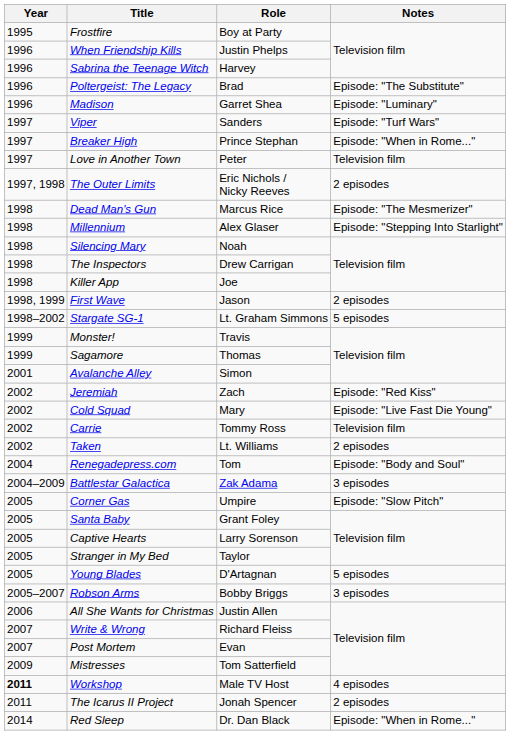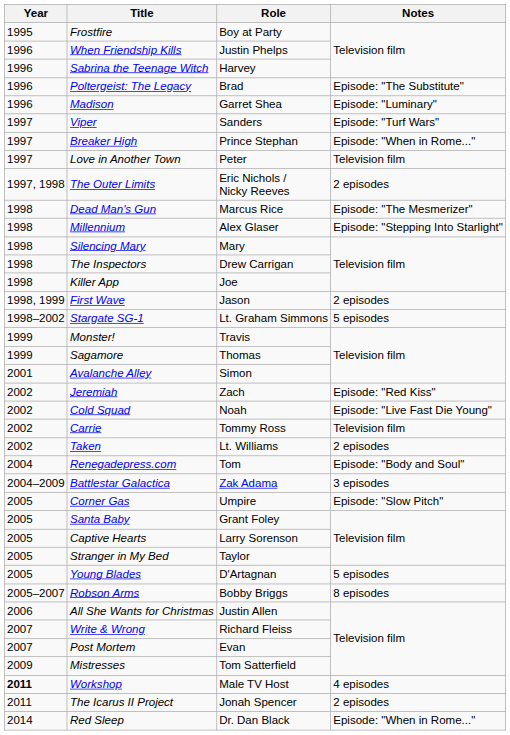(233, 245) Noah -> (232, 245) Mary
(232, 410) Mary -> (233, 410) Noah
(361, 592) 3 episodes -> (361, 592) 8 episodes
